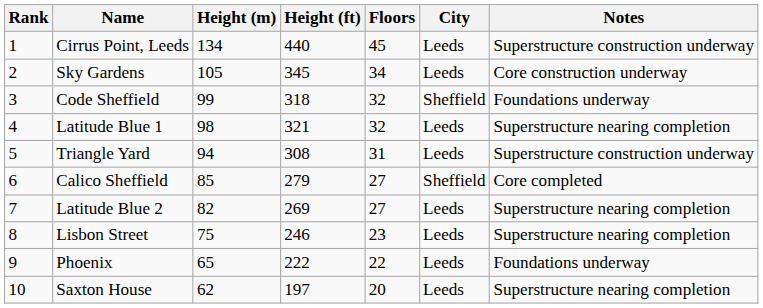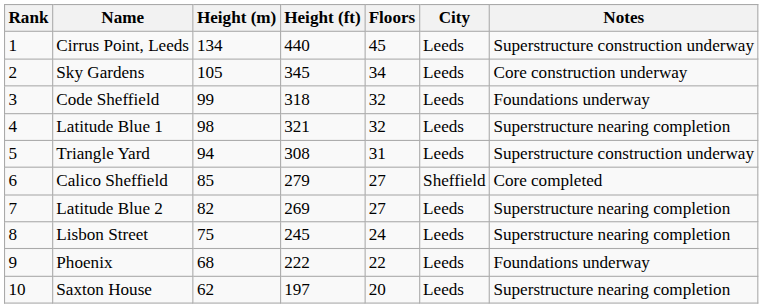(454, 99) Sheffield -> (444, 99) Leeds
(297, 235) 246 -> (297, 235) 245
(377, 235) 23 -> (377, 235) 24
(205, 262) 65 -> (205, 262) 68
